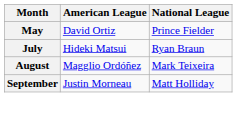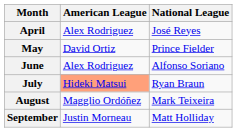+ row: (32, 30)
+ row: (32, 65)
(95, 48) no background -> (95, 83) lightsalmon background
